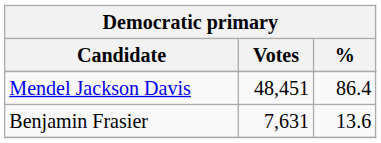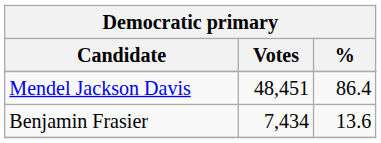(286, 121) 7,631 -> (286, 121) 7,434
